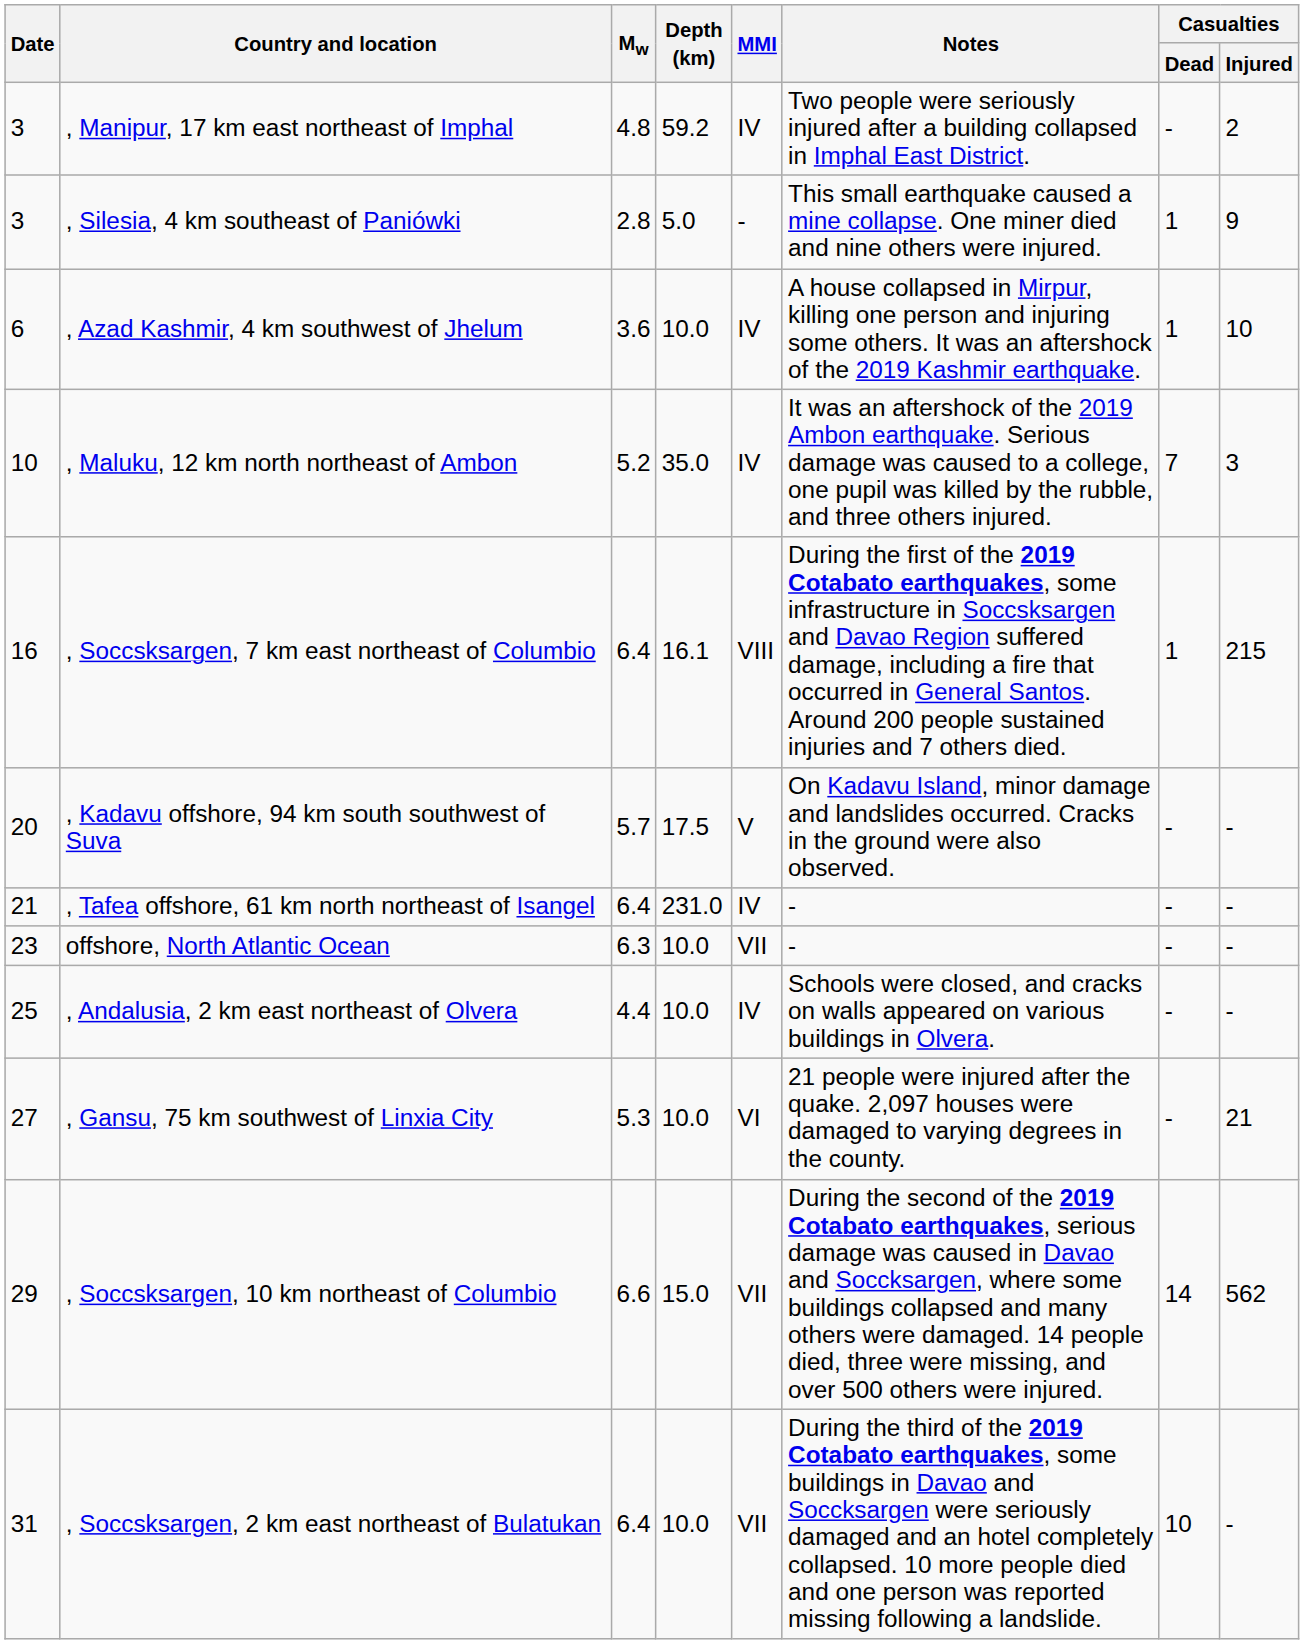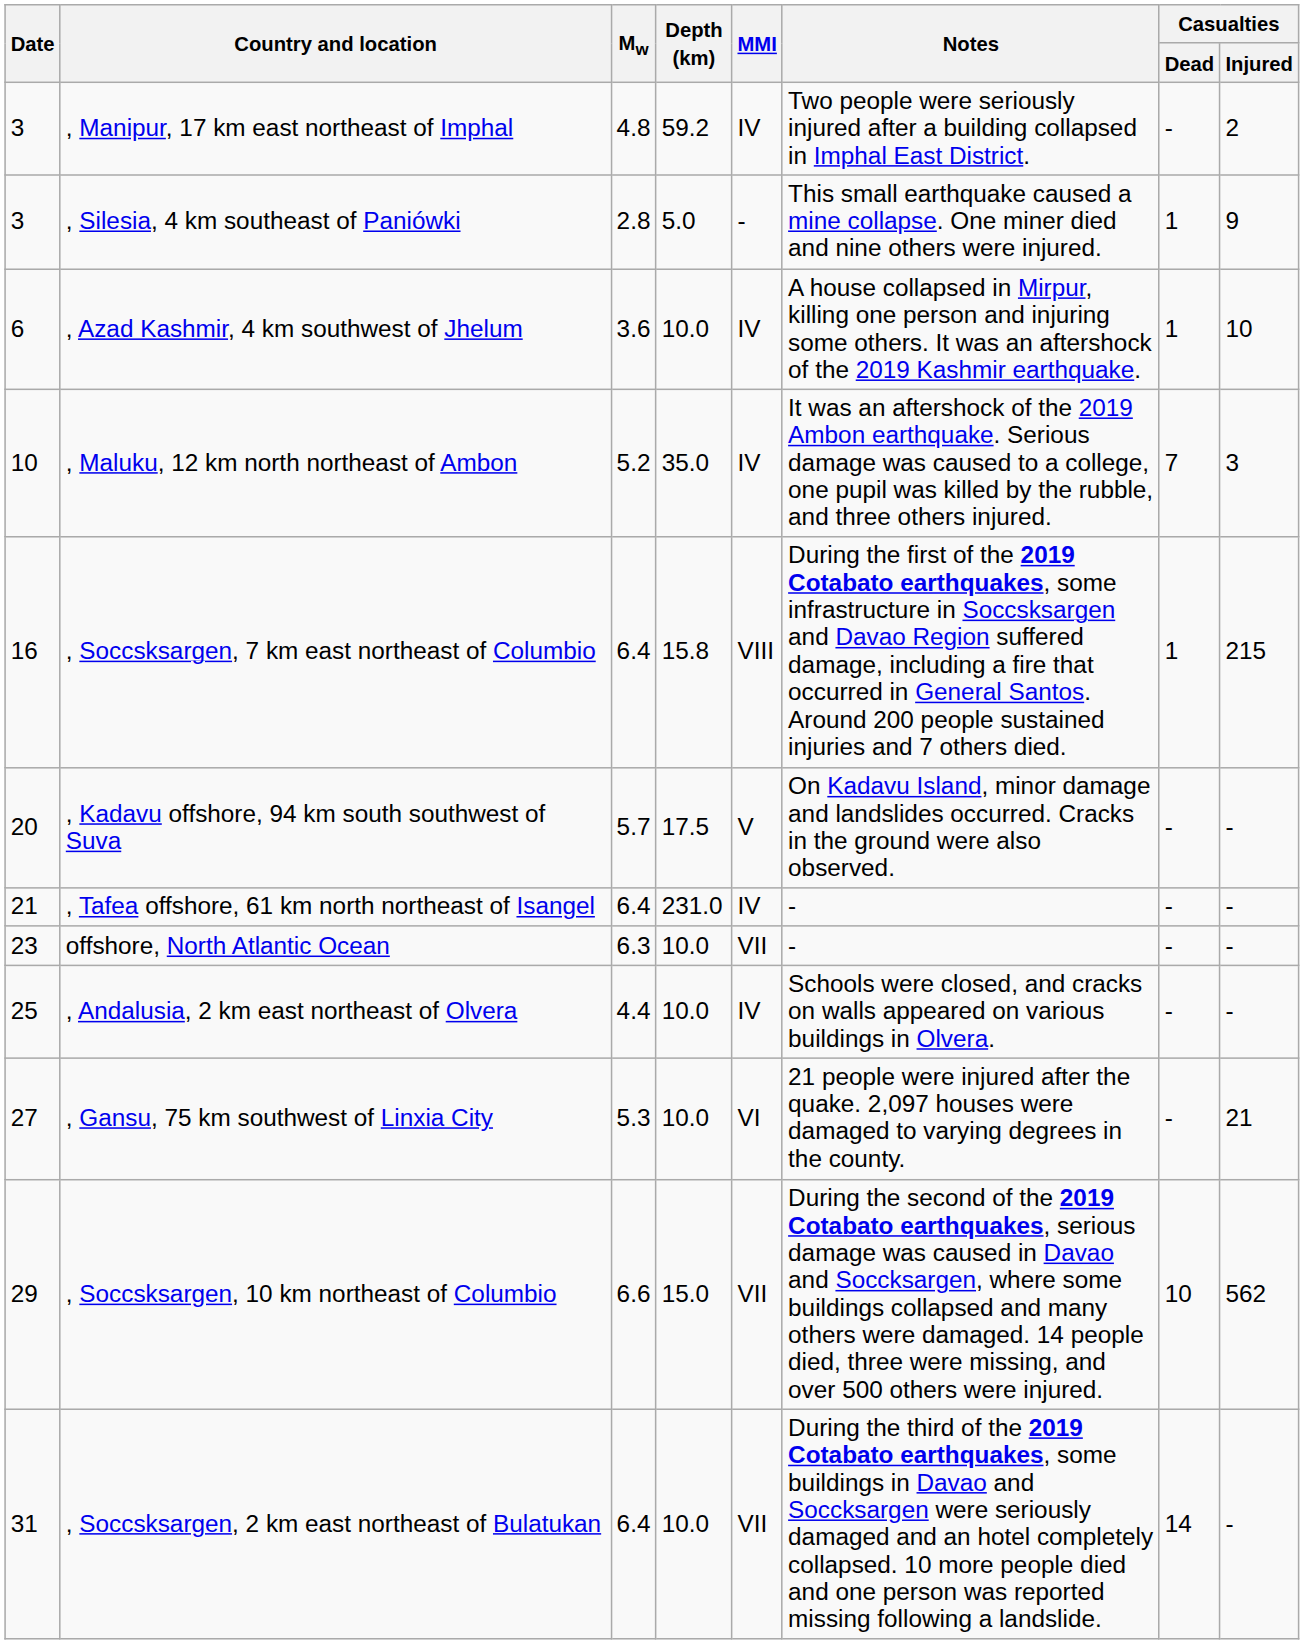(685, 651) 16.1 -> (685, 651) 15.8
(1178, 1293) 14 -> (1178, 1293) 10
(1178, 1523) 10 -> (1178, 1523) 14
